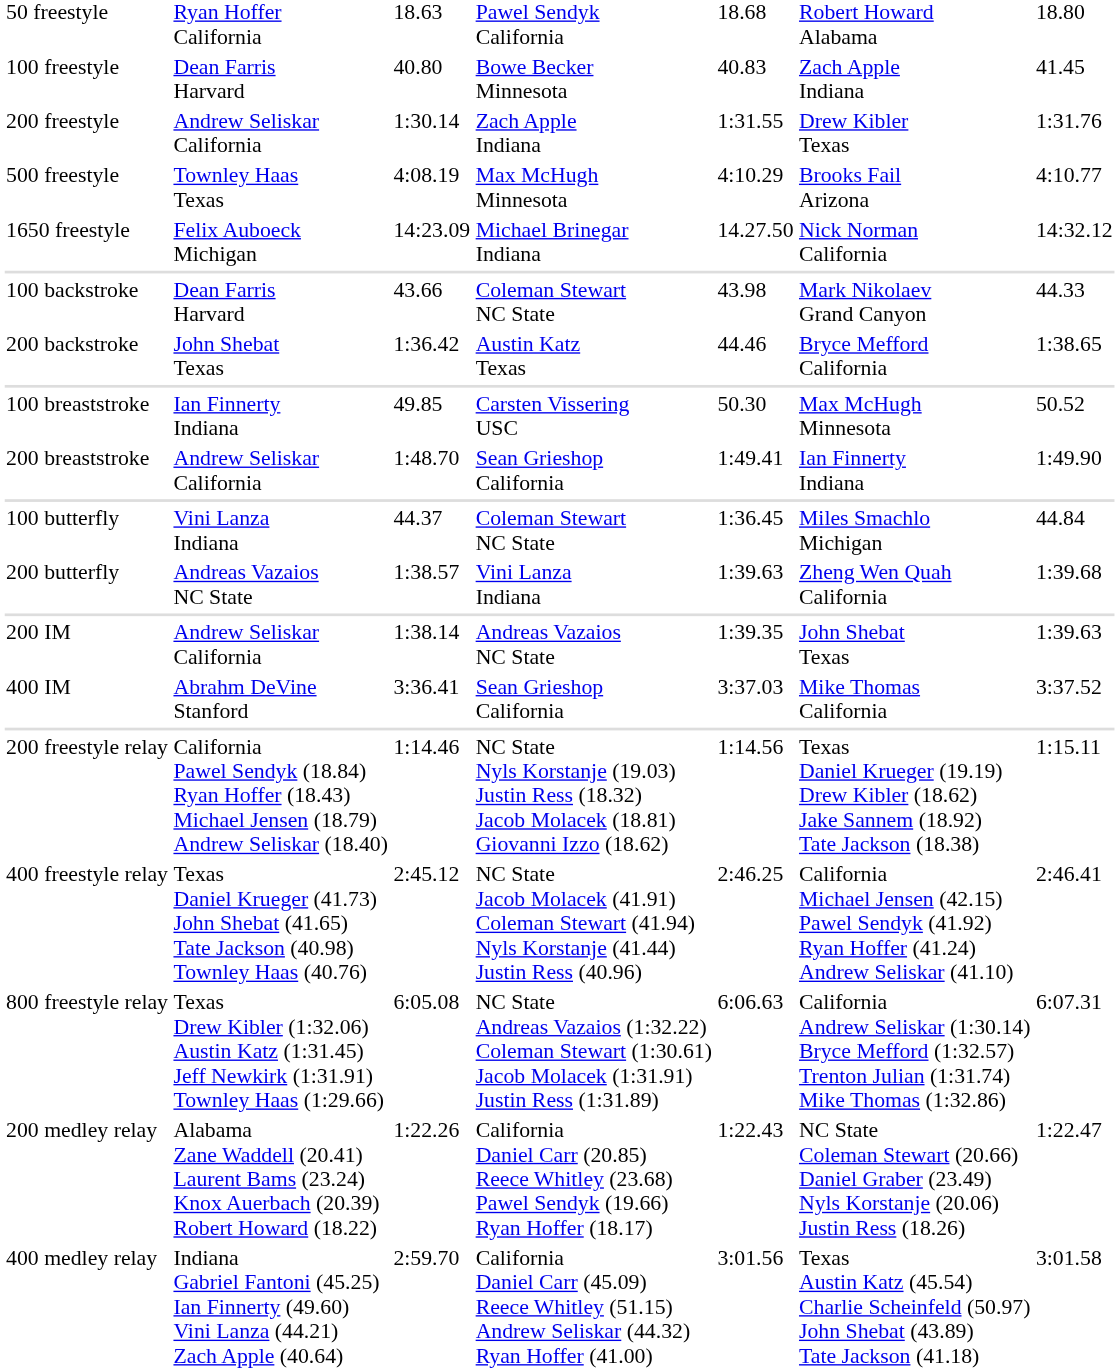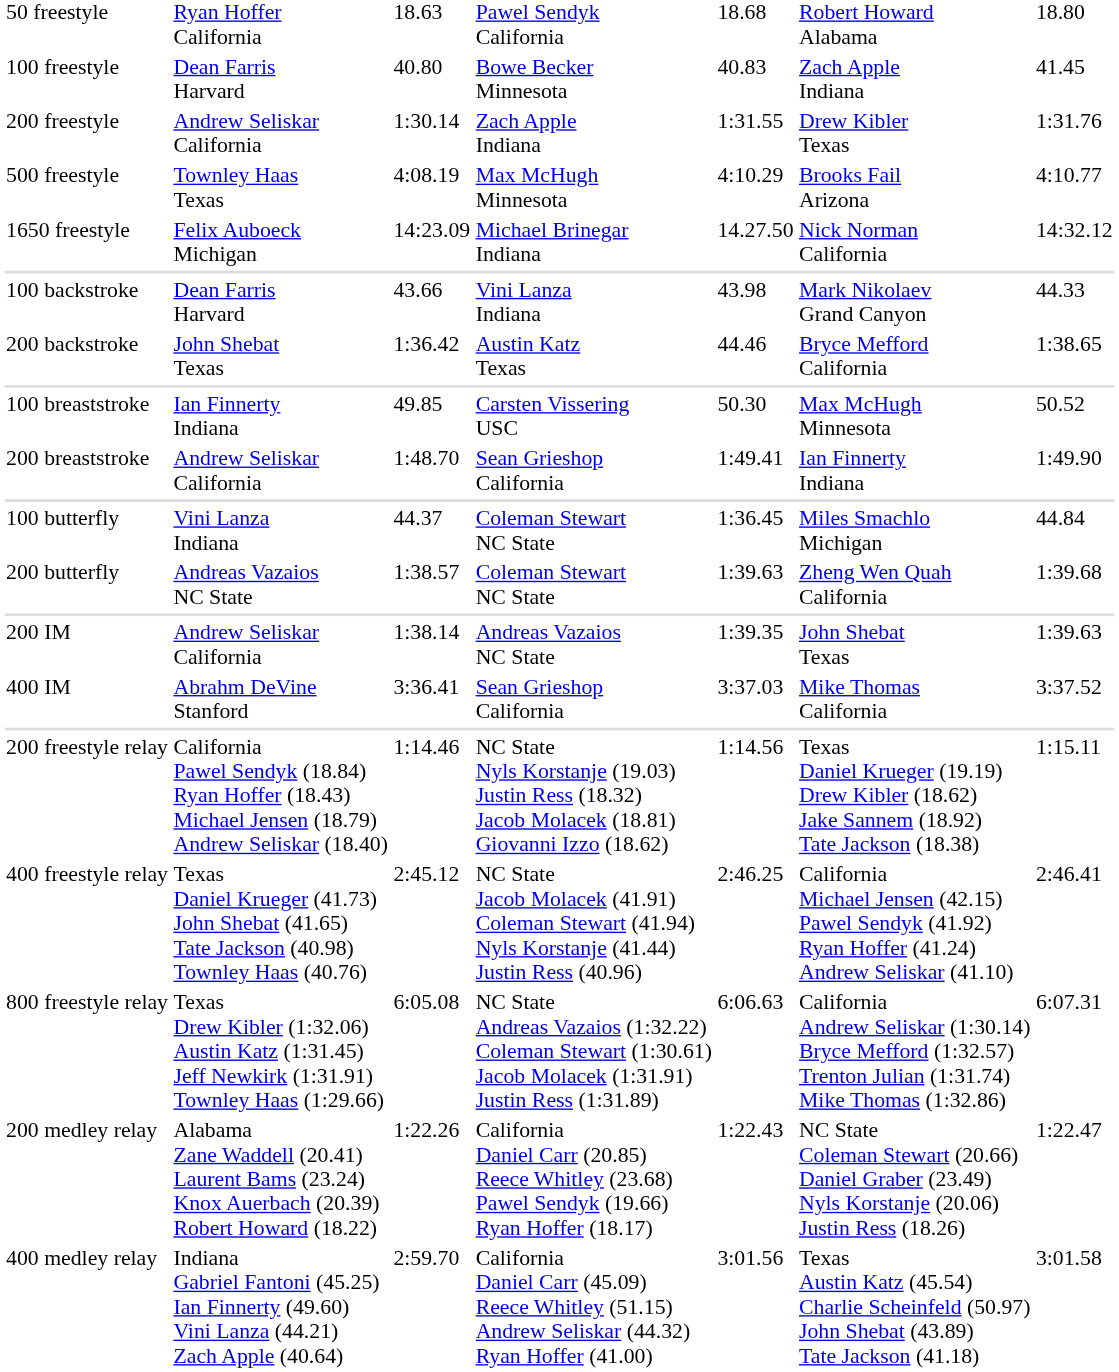(551, 301) Coleman Stewart NC State -> (524, 301) Vini Lanza Indiana
(524, 584) Vini Lanza Indiana -> (551, 584) Coleman Stewart NC State
